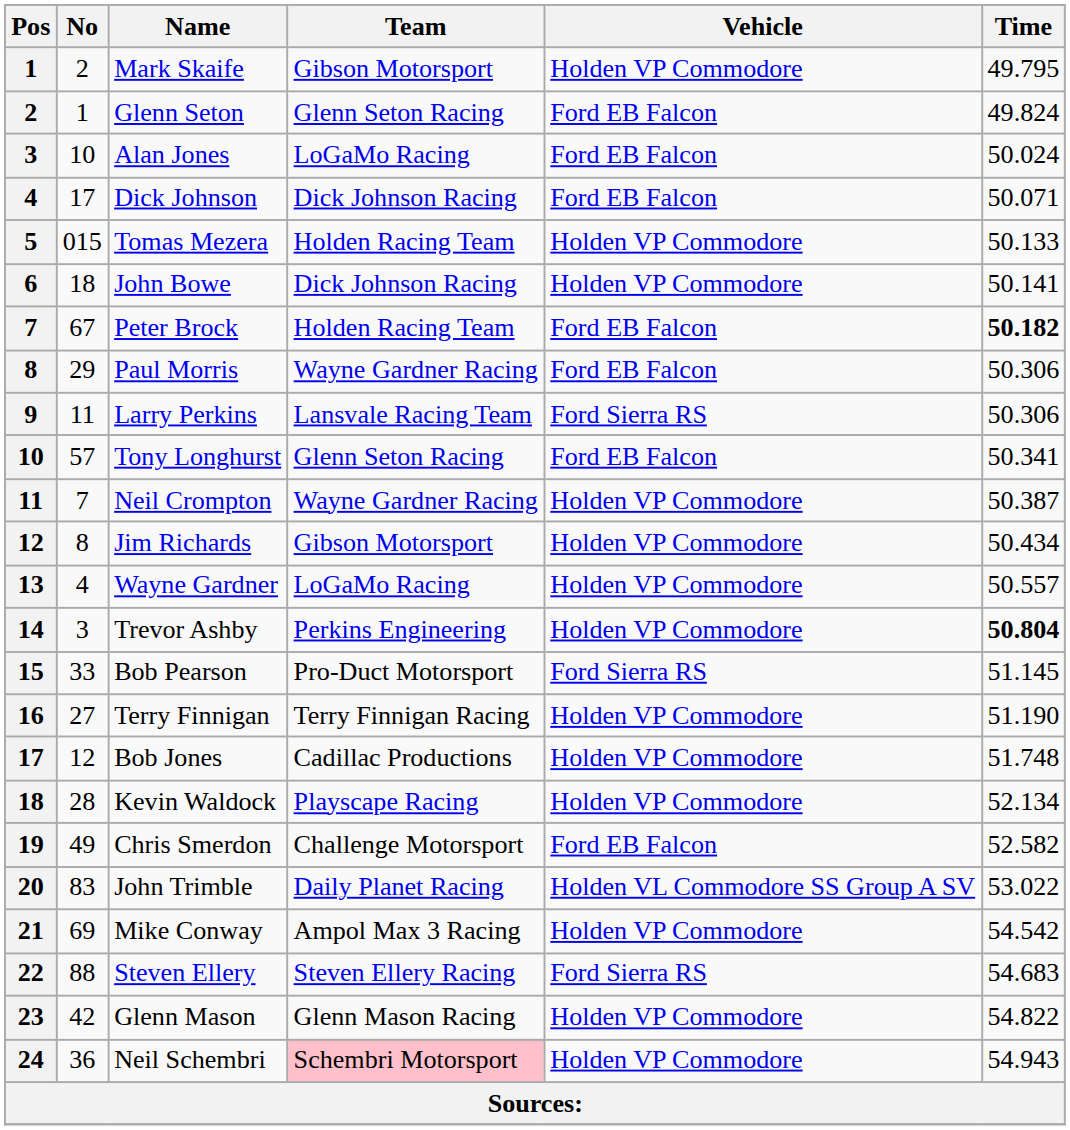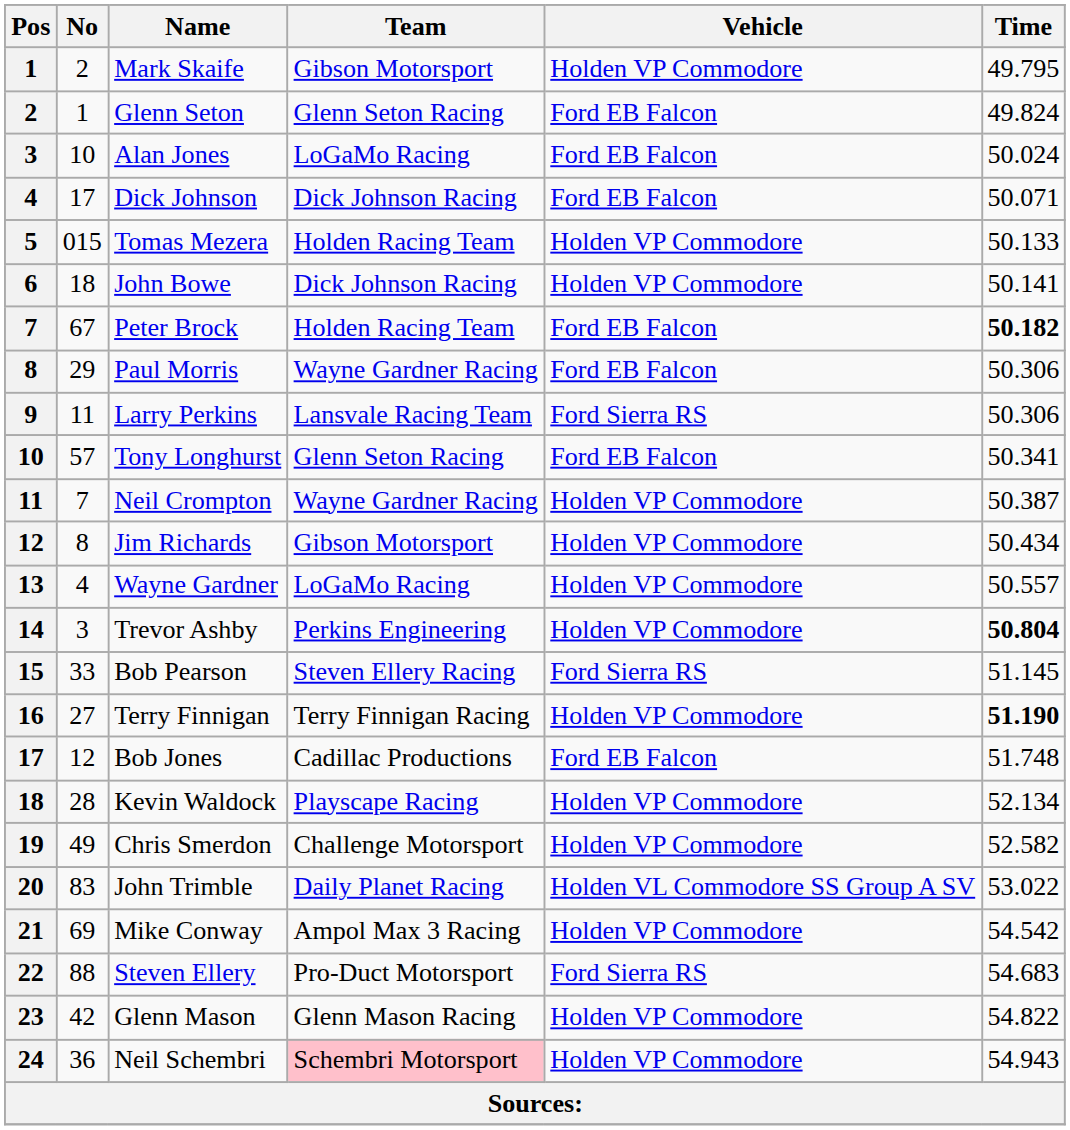(403, 671) Pro-Duct Motorsport -> (405, 671) Steven Ellery Racing
(1023, 714) normal -> (1023, 714) bold
(676, 757) Holden VP Commodore -> (634, 757) Ford EB Falcon
(634, 844) Ford EB Falcon -> (676, 844) Holden VP Commodore
(405, 973) Steven Ellery Racing -> (403, 973) Pro-Duct Motorsport
